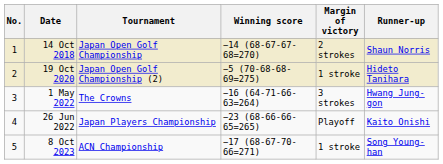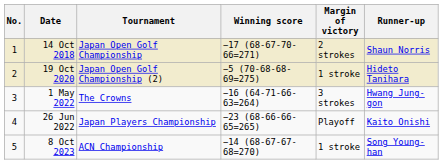(260, 51) −14 (68-67-67-68=270) -> (260, 51) −17 (68-67-70-66=271)
(260, 147) −17 (68-67-70-66=271) -> (260, 147) −14 (68-67-67-68=270)
